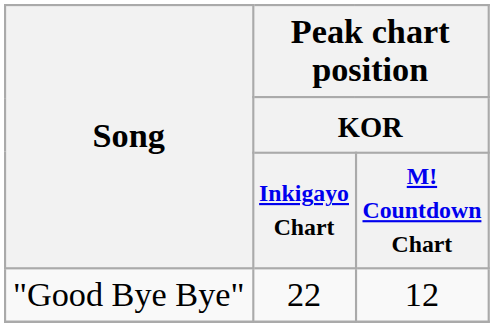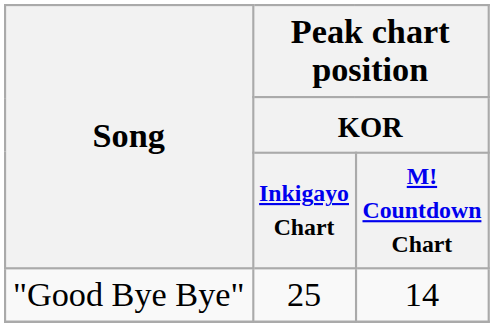(304, 295) 22 -> (304, 295) 25
(422, 295) 12 -> (422, 295) 14
